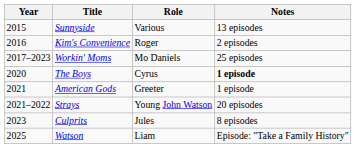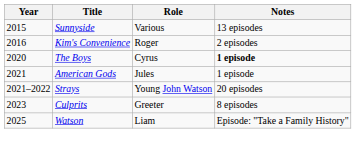- row: (83, 58)
(149, 89) Greeter -> (144, 74) Jules
(144, 120) Jules -> (149, 105) Greeter
